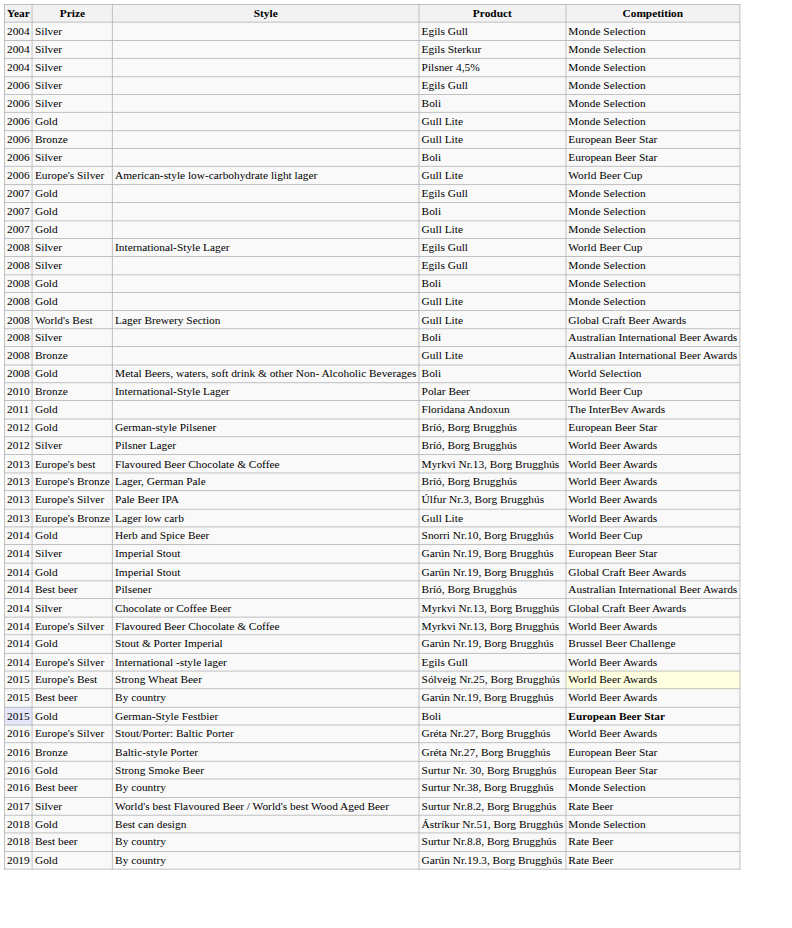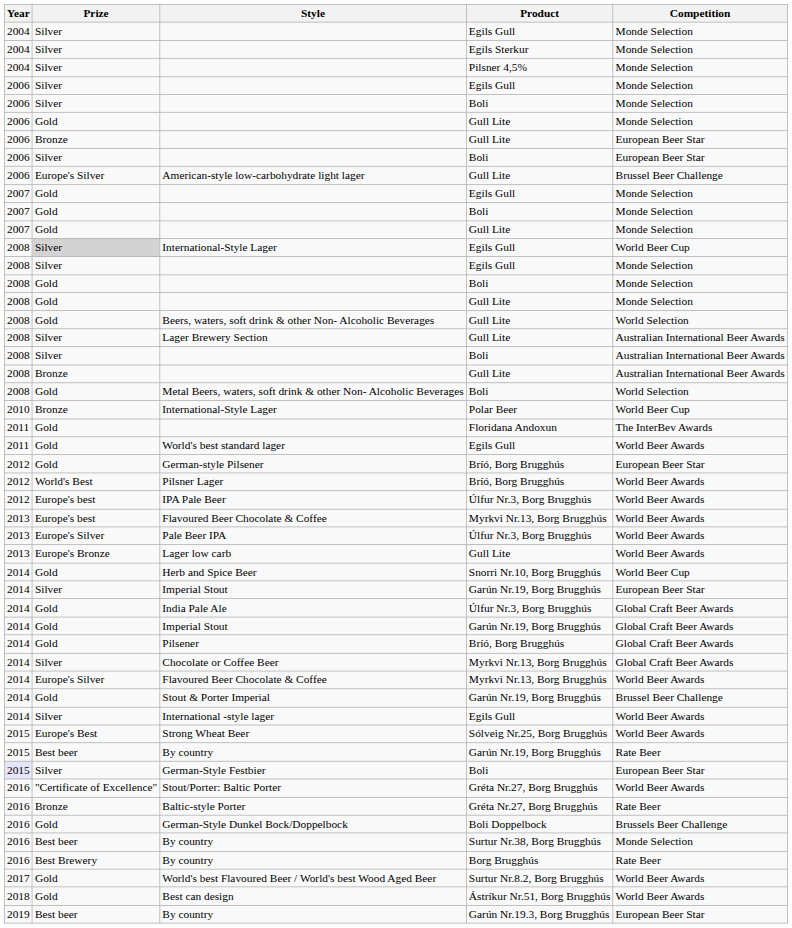(605, 175) World Beer Cup -> (669, 175) Brussel Beer Challenge
(48, 247) no background -> (48, 247) lightgrey background
+ row: (298, 319)
(64, 319) World's Best -> (48, 337) Silver
(627, 319) Global Craft Beer Awards -> (700, 337) Australian International Beer Awards
+ row: (224, 445)
(48, 445) Silver -> (64, 481) World's Best
+ row: (194, 499)
- row: (160, 481)
+ row: (195, 608)
(56, 590) Best beer -> (46, 644) Gold
(653, 590) Australian International Beer Awards -> (675, 644) Global Craft Beer Awards
(70, 662) Europe's Silver -> (48, 716) Silver
(613, 680) lightyellow background -> (660, 734) no background
(613, 698) World Beer Awards -> (638, 752) Rate Beer
(46, 716) Gold -> (48, 770) Silver
(617, 716) bold -> (660, 770) normal
(70, 734) Europe's Silver -> (96, 788) "Certificate of Excellence"
(613, 752) European Beer Star -> (638, 806) Rate Beer
- row: (160, 770)
+ row: (255, 824)
+ row: (188, 860)
(48, 806) Silver -> (46, 878) Gold
(591, 806) Rate Beer -> (660, 878) World Beer Awards
(607, 824) Monde Selection -> (660, 896) World Beer Awards
- row: (140, 842)
(46, 860) Gold -> (56, 914) Best beer
(591, 860) Rate Beer -> (660, 914) European Beer Star
